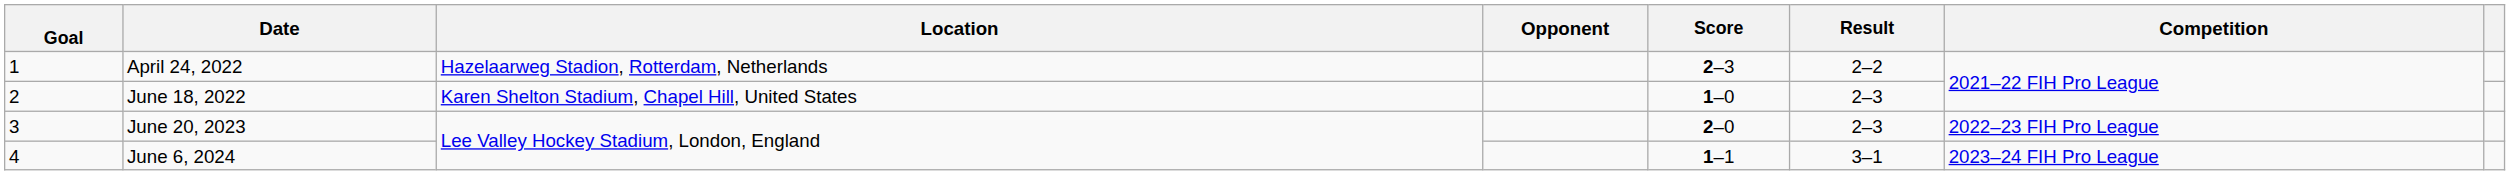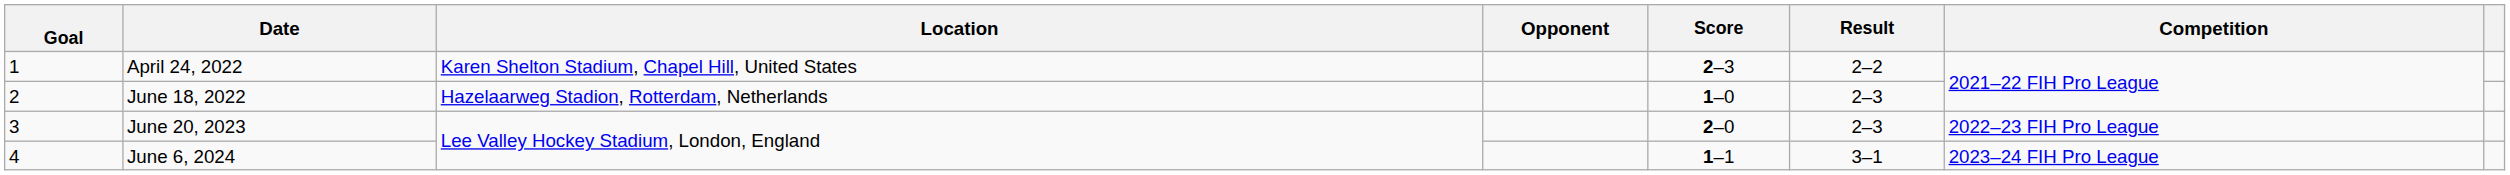(634, 67) Hazelaarweg Stadion, Rotterdam, Netherlands -> (649, 67) Karen Shelton Stadium, Chapel Hill, United States
(649, 97) Karen Shelton Stadium, Chapel Hill, United States -> (634, 97) Hazelaarweg Stadion, Rotterdam, Netherlands
